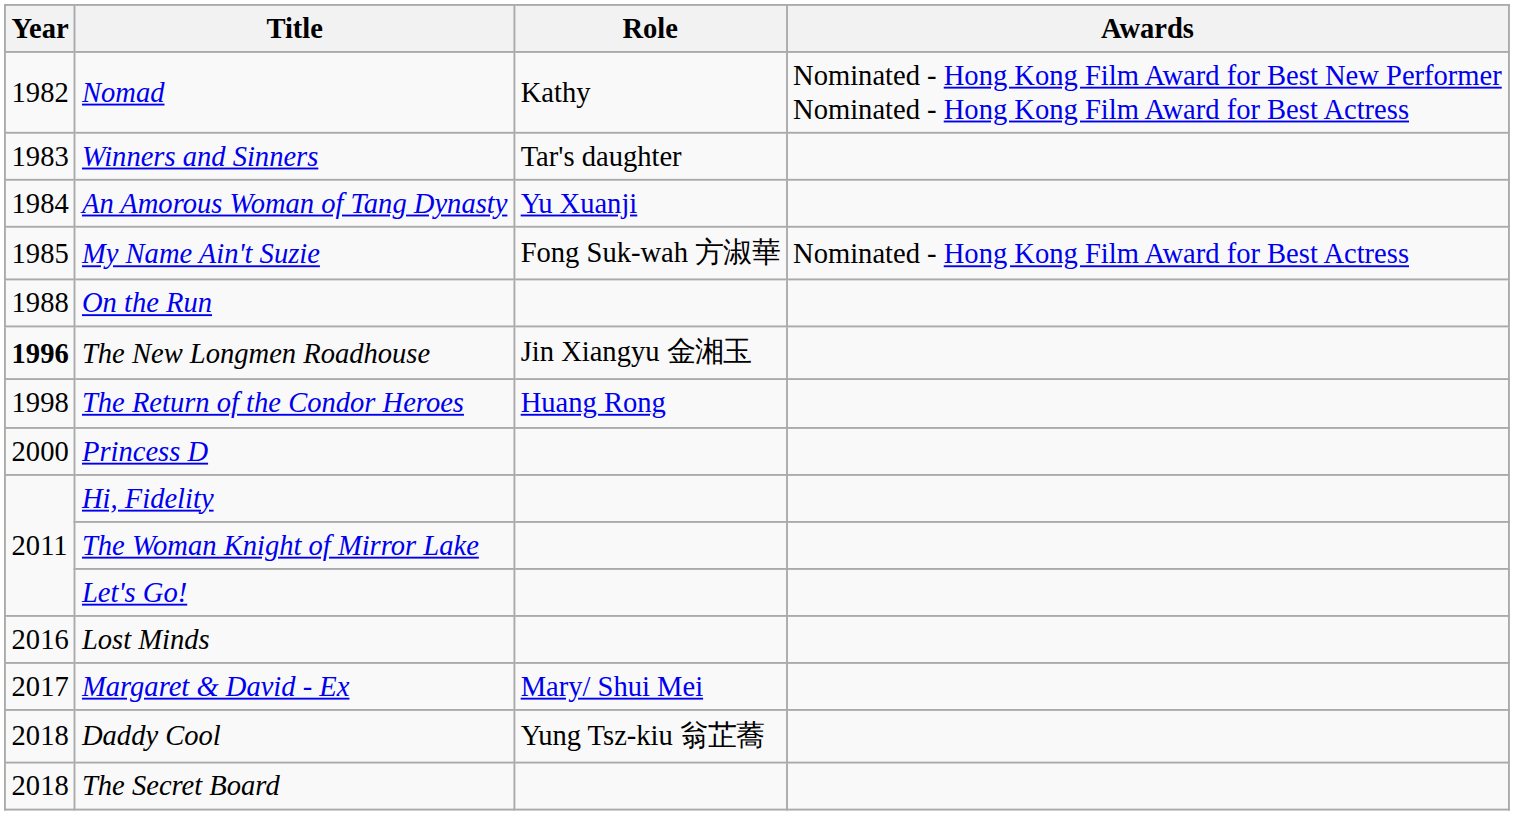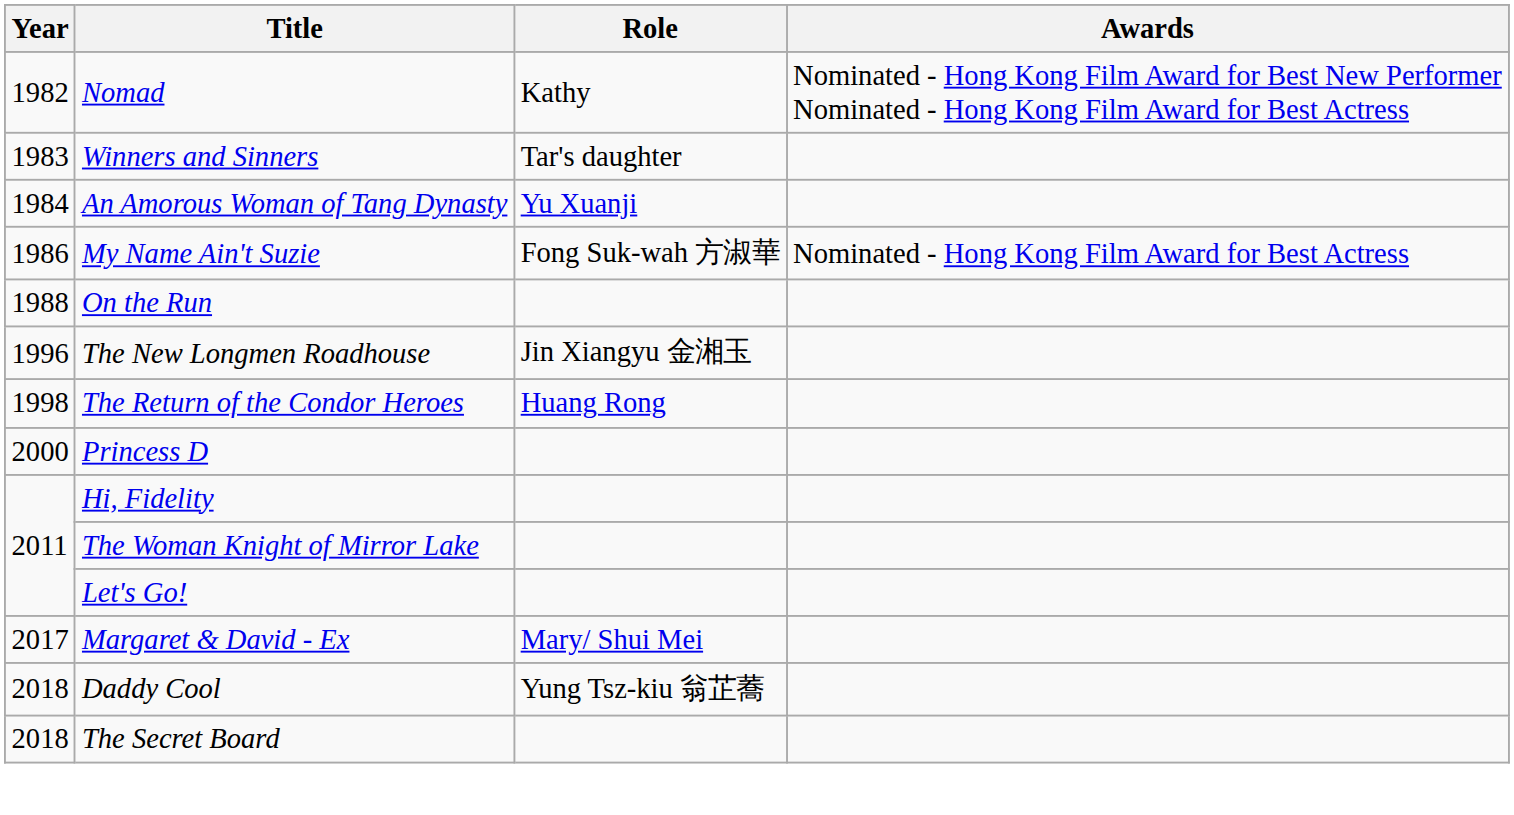(40, 253) 1985 -> (40, 253) 1986
(40, 353) bold -> (40, 353) normal
- row: (146, 638)
